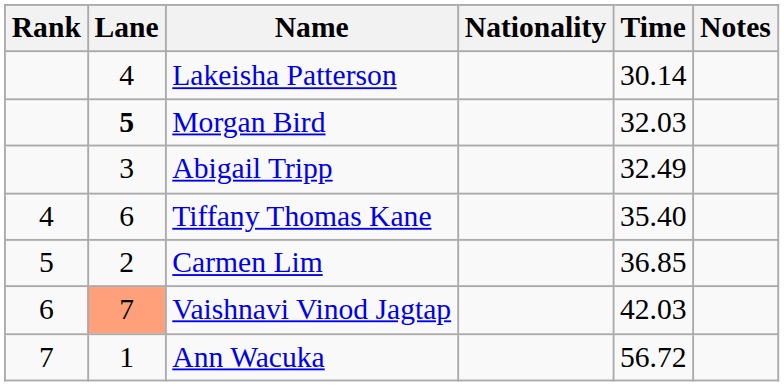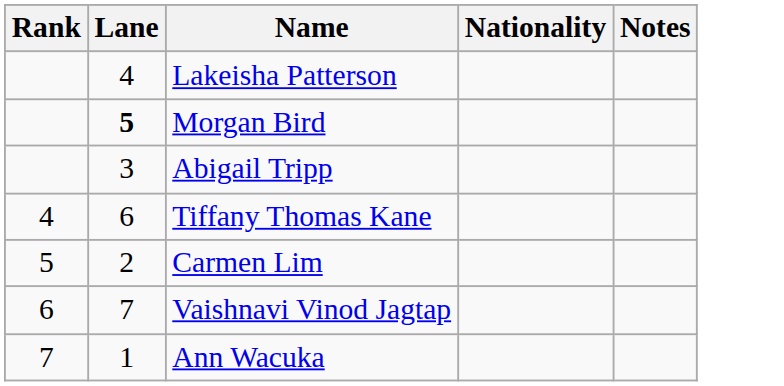- column: (653, 27)
(127, 309) lightsalmon background -> (127, 309) no background
